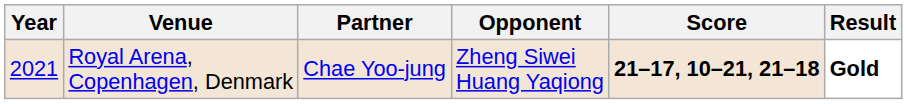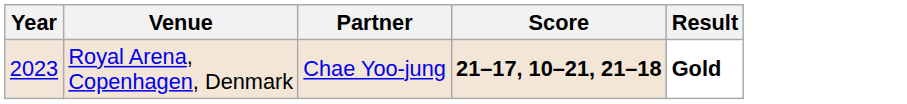- column: (530, 22)
(34, 69) 2021 -> (34, 69) 2023
